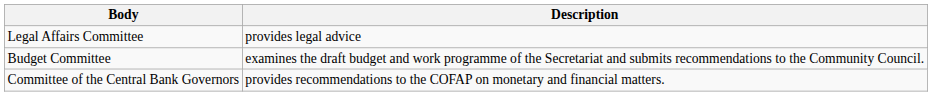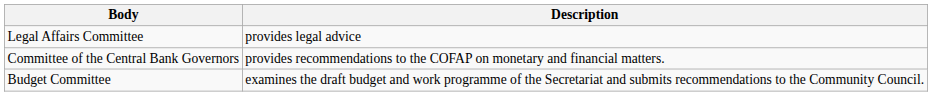rows swapped: (59, 58) <-> (123, 79)
